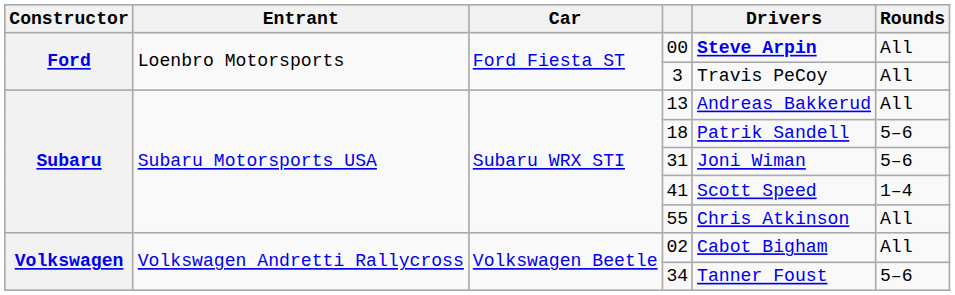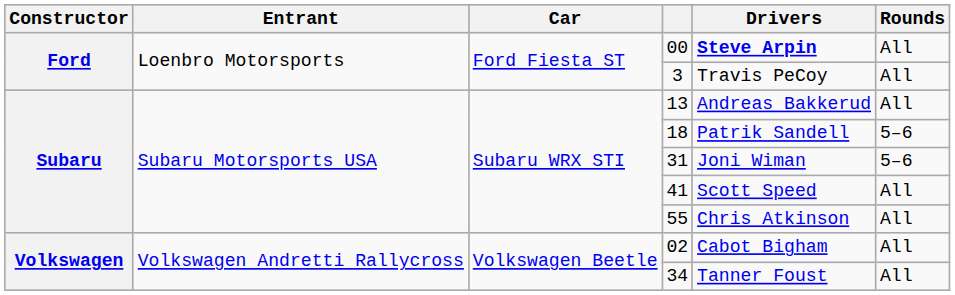(896, 190) 1–4 -> (896, 190) All
(896, 276) 5–6 -> (896, 276) All
